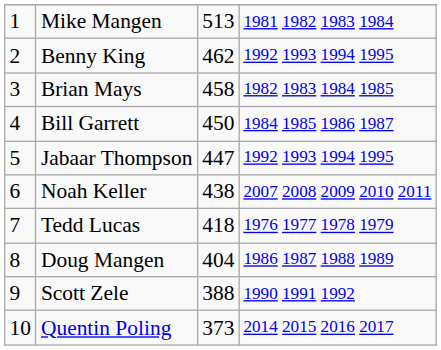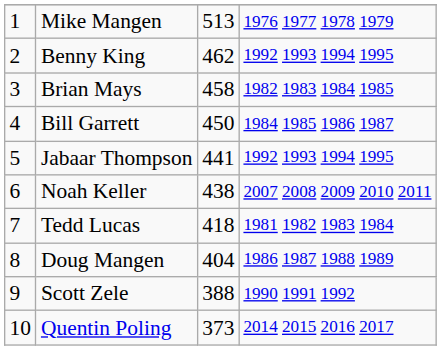(318, 21) 1981 1982 1983 1984 -> (318, 21) 1976 1977 1978 1979
(218, 157) 447 -> (218, 157) 441
(318, 225) 1976 1977 1978 1979 -> (318, 225) 1981 1982 1983 1984
